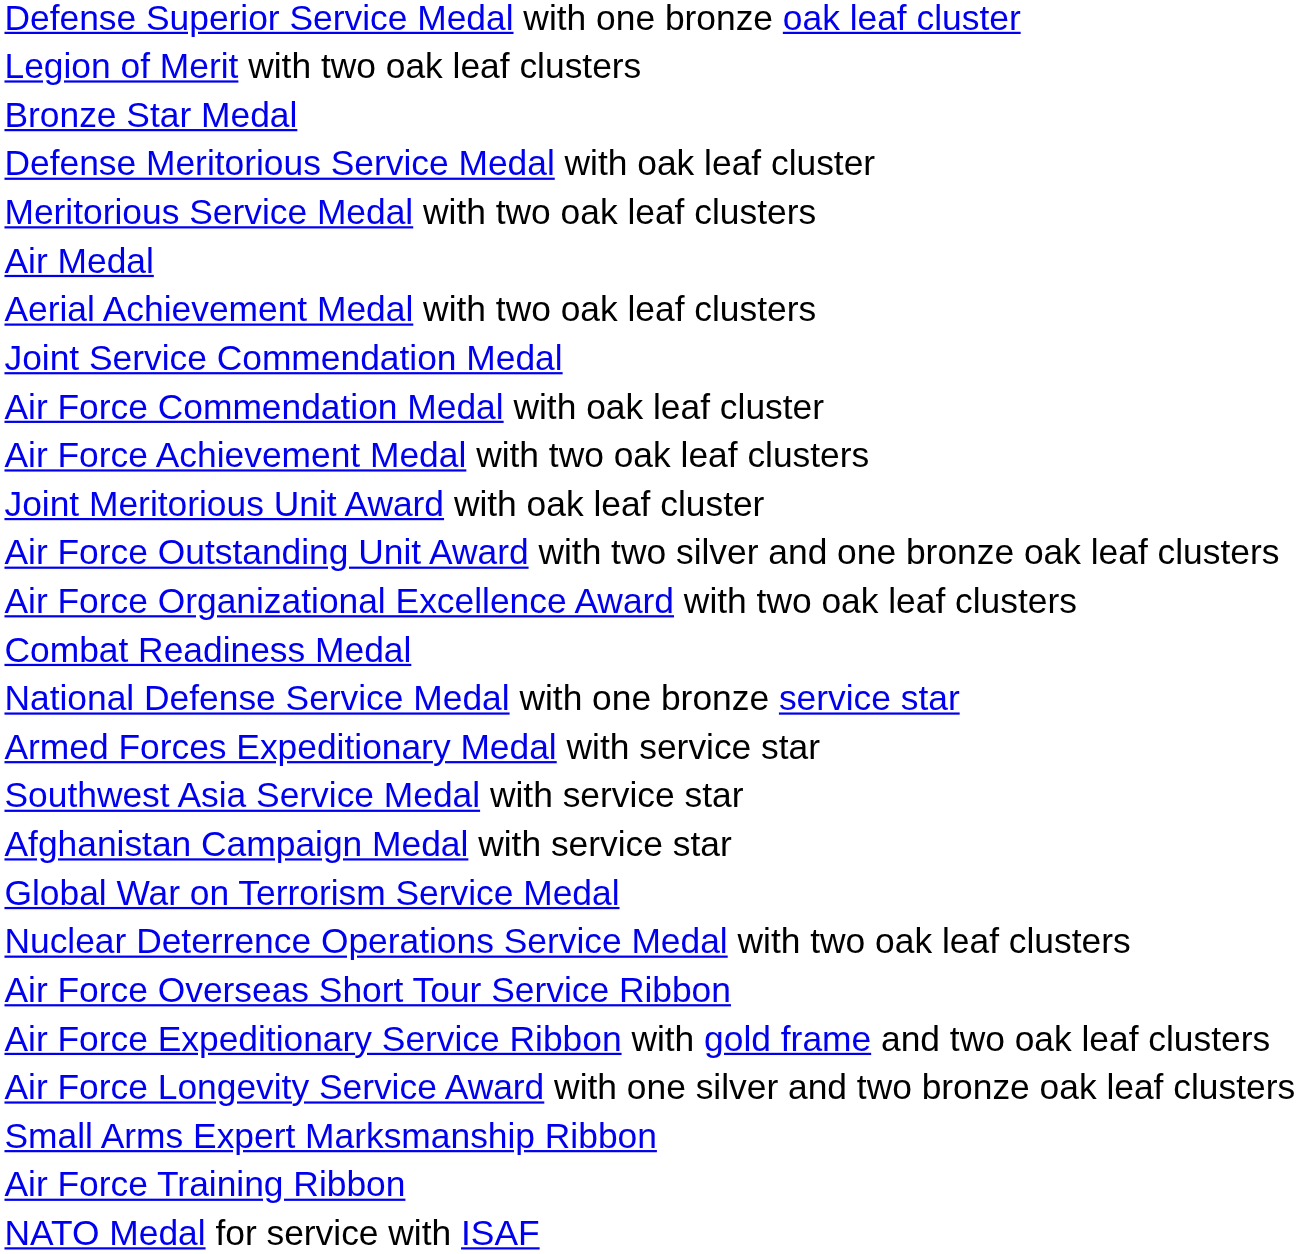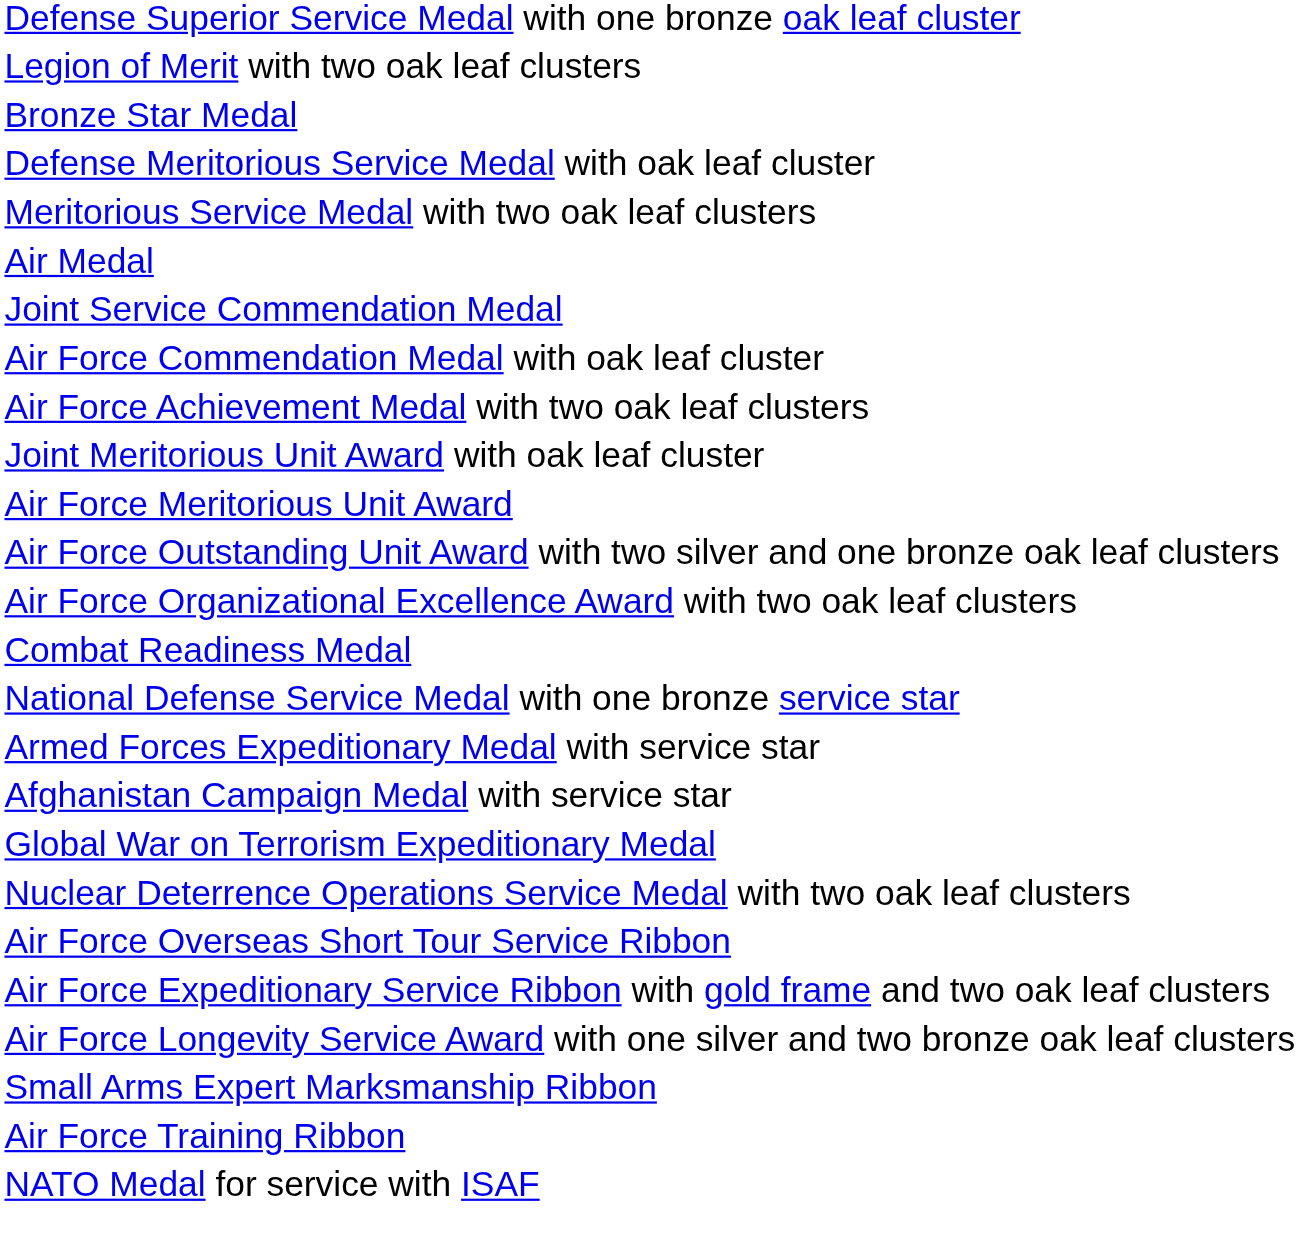- row: (410, 309)
+ row: (259, 504)
- row: (374, 795)
+ row: (360, 844)
- row: (312, 893)
